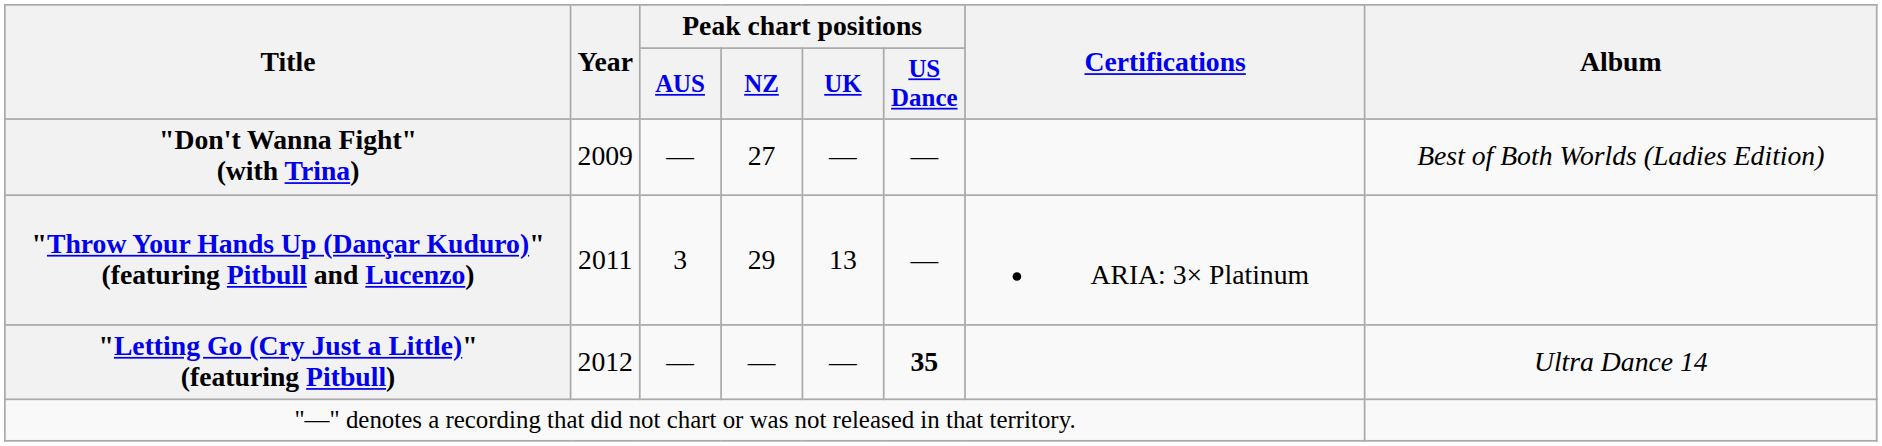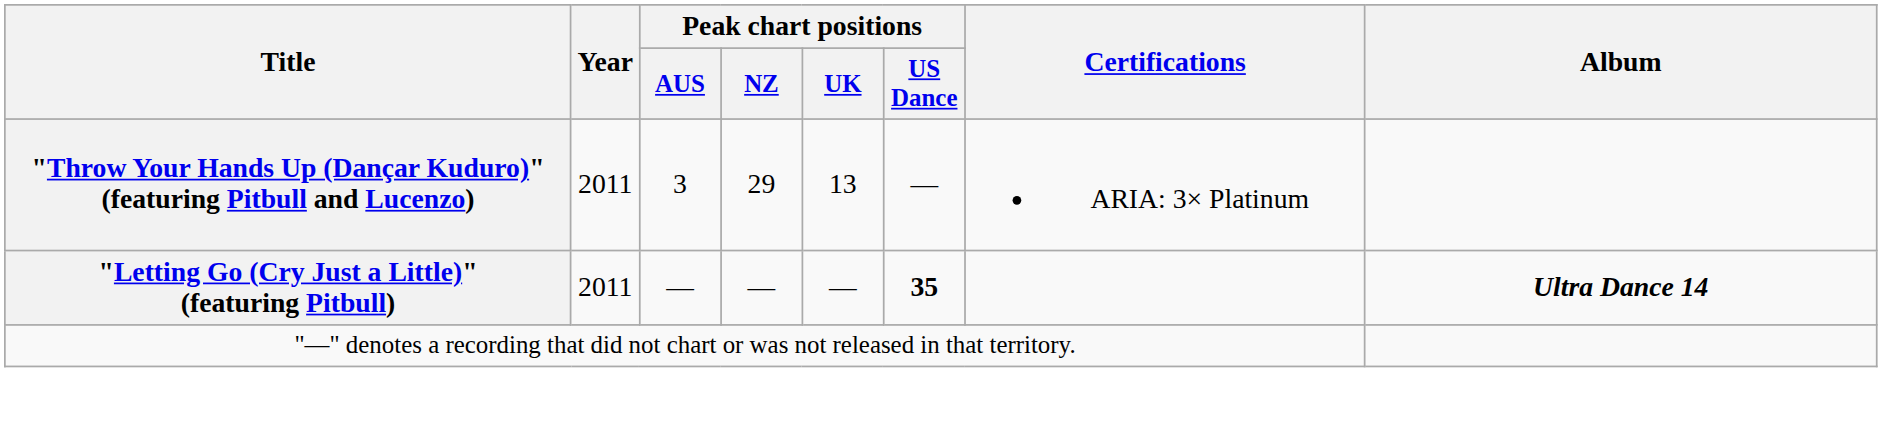- row: (288, 156)
(605, 361) 2012 -> (605, 286) 2011
(1621, 361) normal -> (1621, 286) bold
